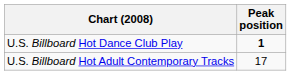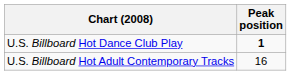(261, 61) 17 -> (261, 61) 16
